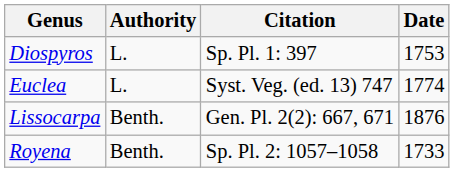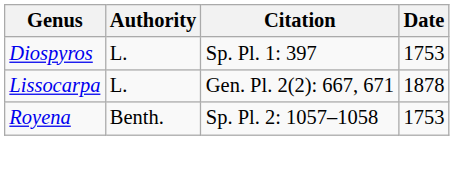- row: (38, 85)
(137, 118) Benth. -> (119, 85) L.
(424, 118) 1876 -> (424, 85) 1878
(424, 150) 1733 -> (424, 118) 1753
